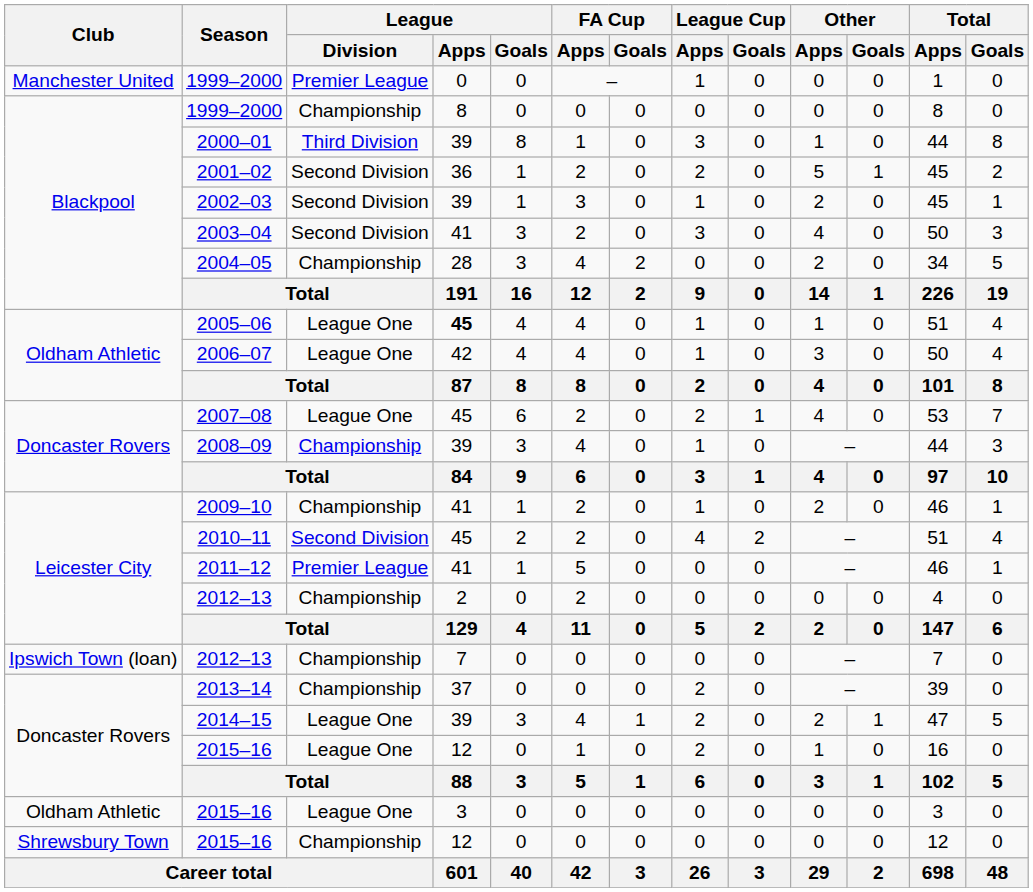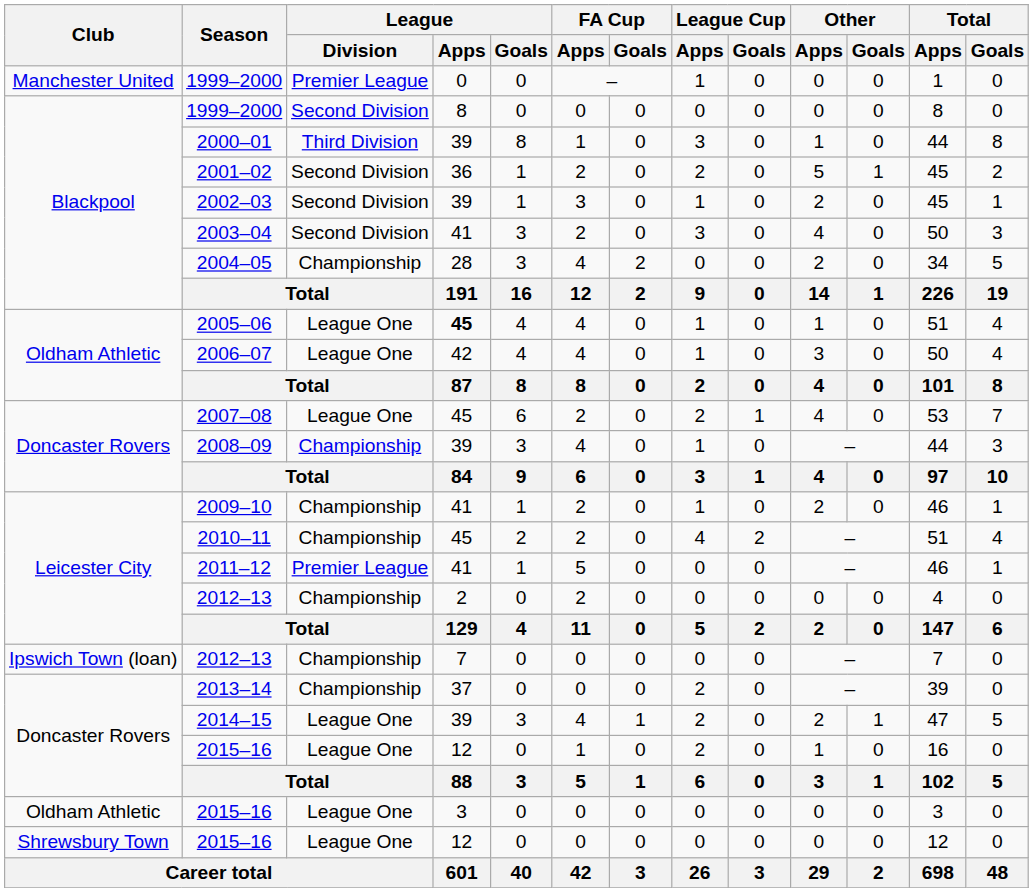(360, 111) Championship -> (360, 111) Second Division
(360, 537) Second Division -> (360, 537) Championship
(360, 841) Championship -> (360, 841) League One
